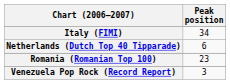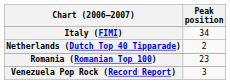(204, 46) 6 -> (204, 46) 2
